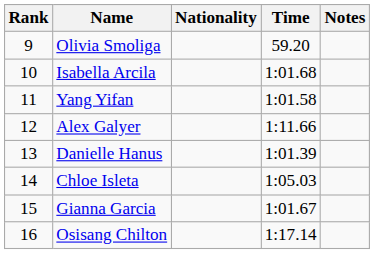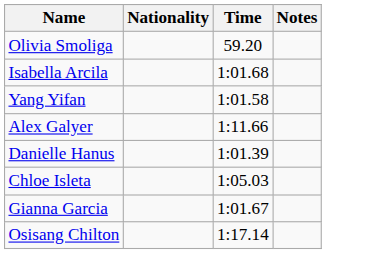- column: (28, 18)
